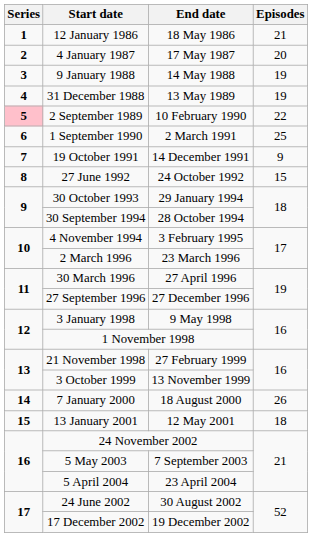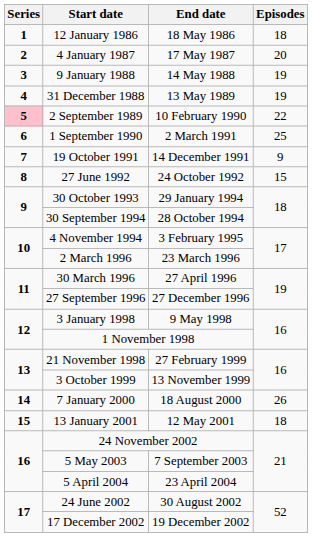(280, 34) 21 -> (280, 34) 18
